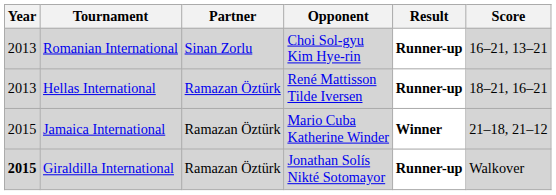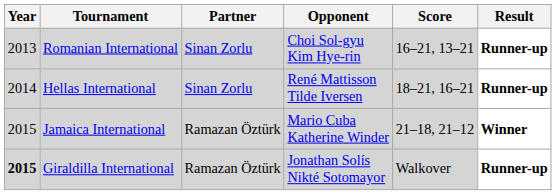columns swapped: (508, 16) <-> (429, 16)
(22, 88) 2013 -> (22, 88) 2014
(233, 88) Ramazan Öztürk -> (218, 88) Sinan Zorlu
